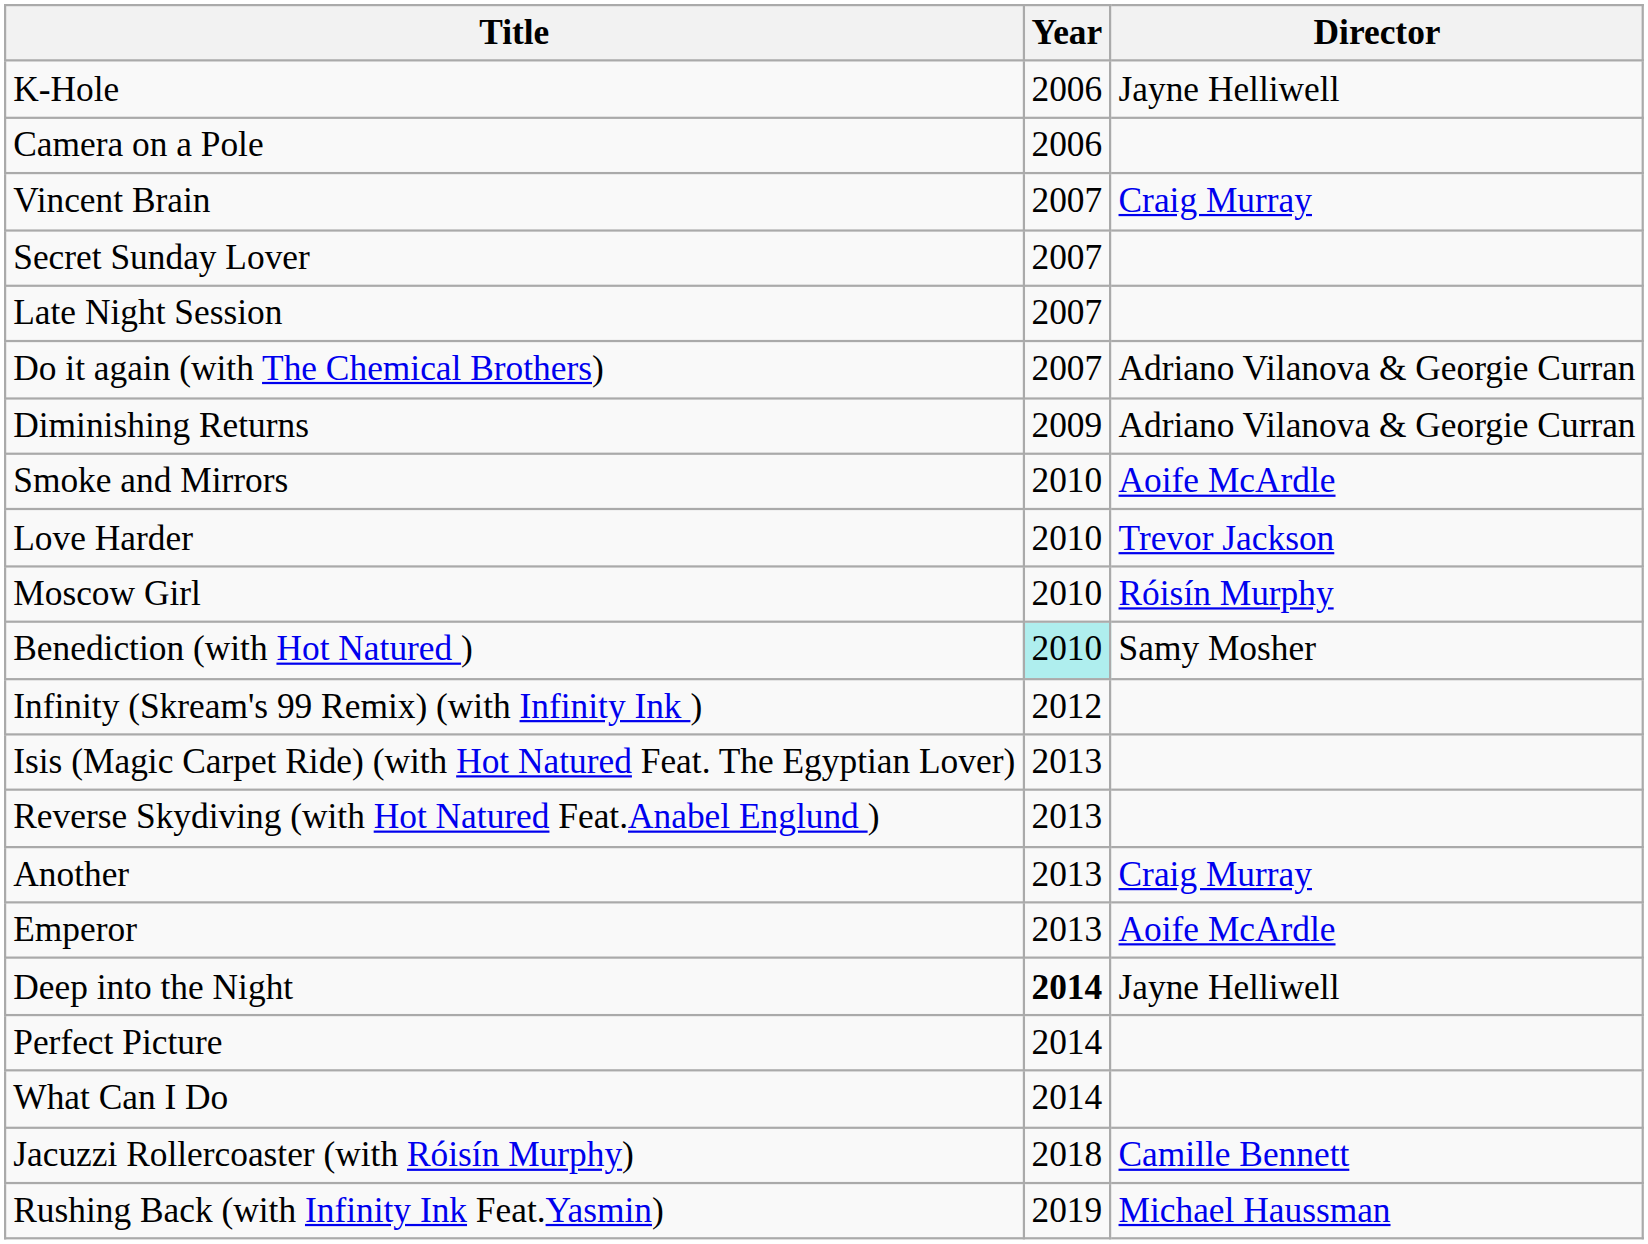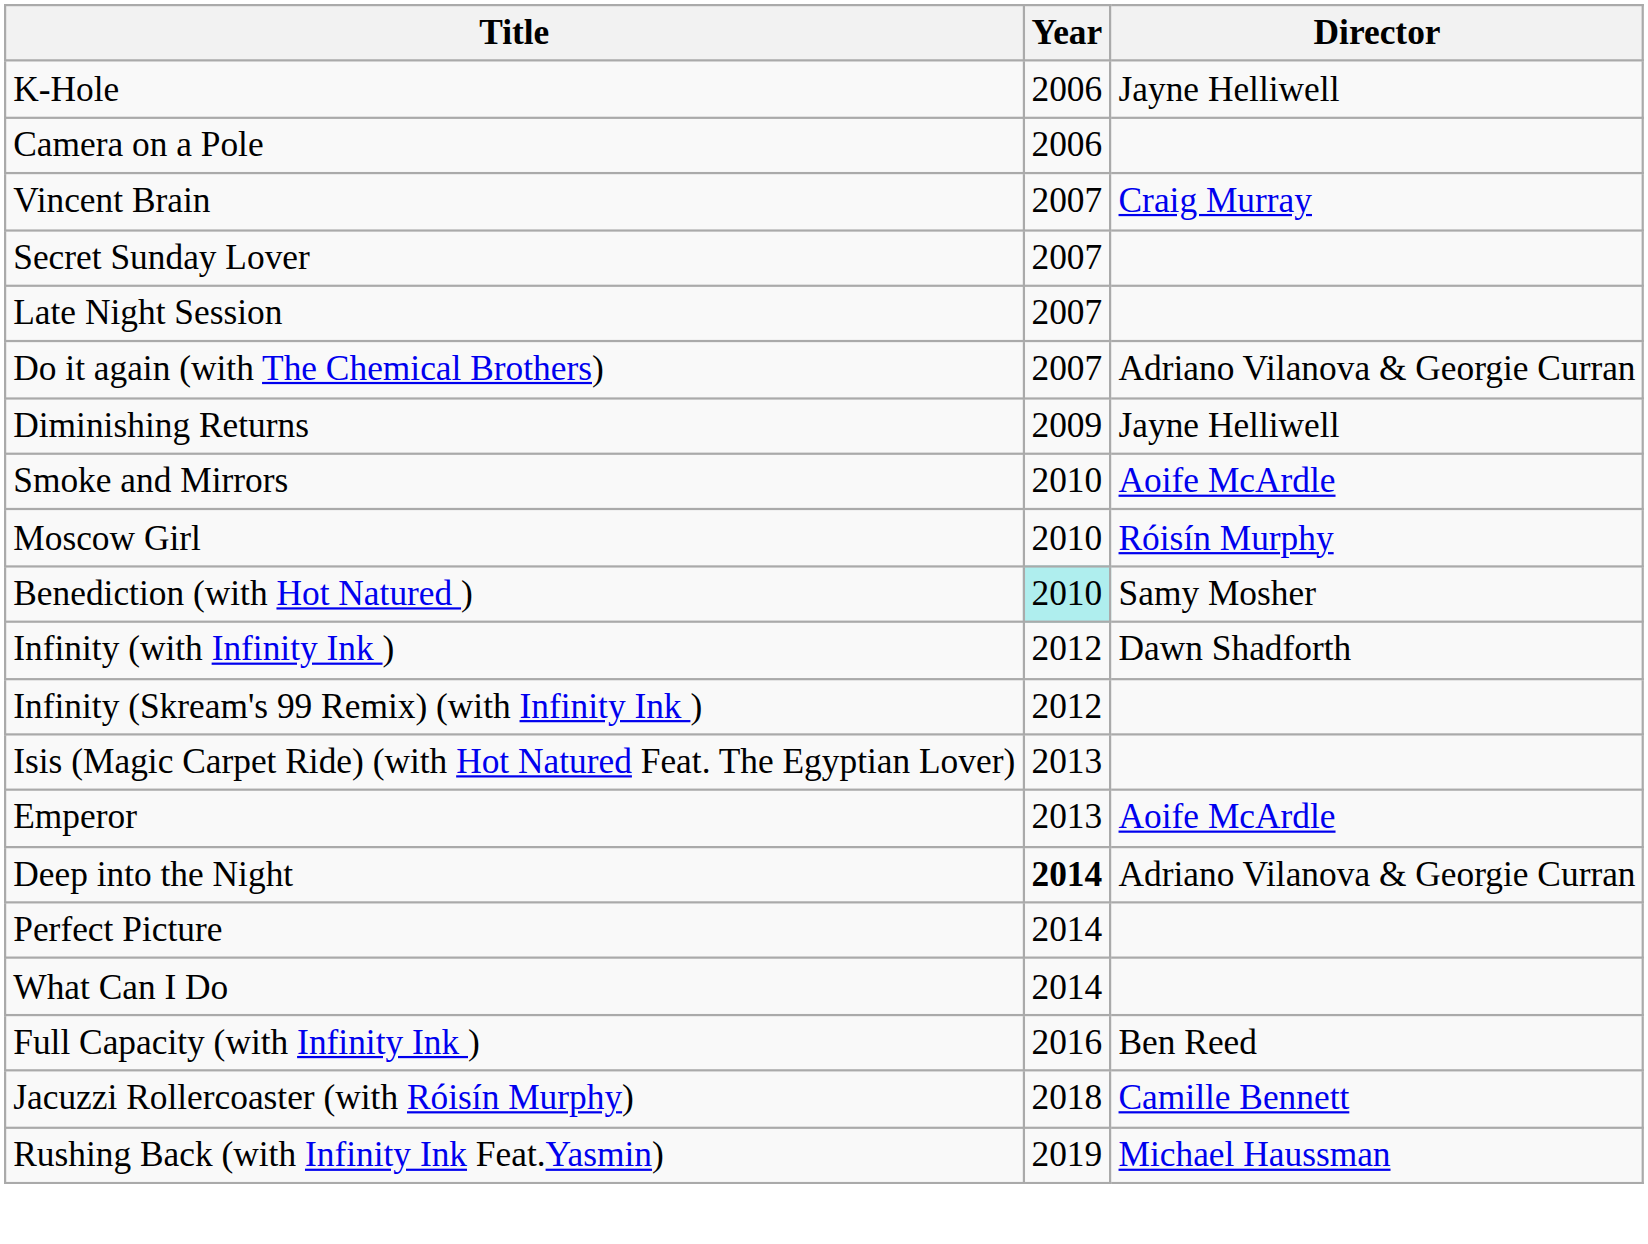(1377, 425) Adriano Vilanova & Georgie Curran -> (1229, 425) Jayne Helliwell
- row: (103, 537)
+ row: (204, 649)
- row: (446, 817)
- row: (71, 873)
(1229, 985) Jayne Helliwell -> (1377, 873) Adriano Vilanova & Georgie Curran
+ row: (247, 1041)
